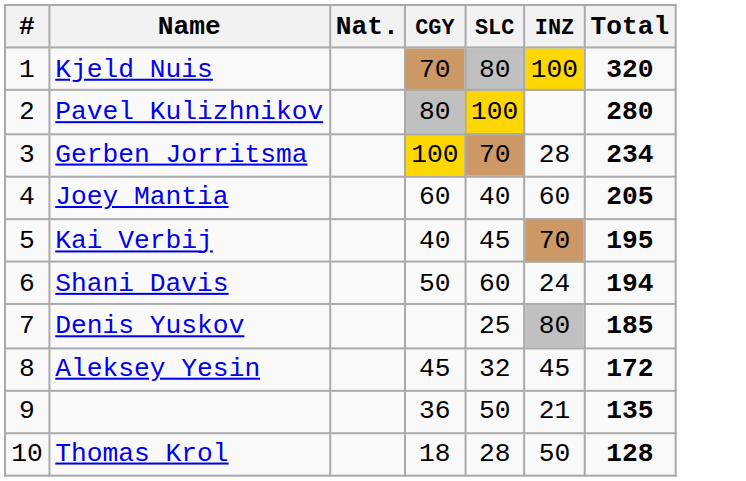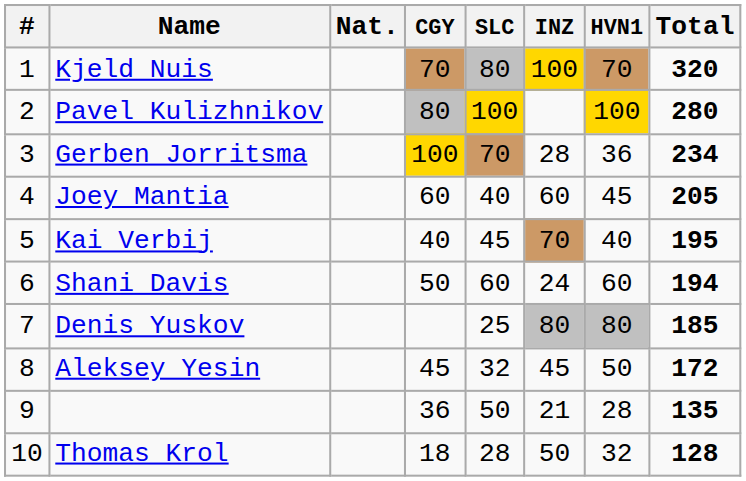+ column: (617, 27)
